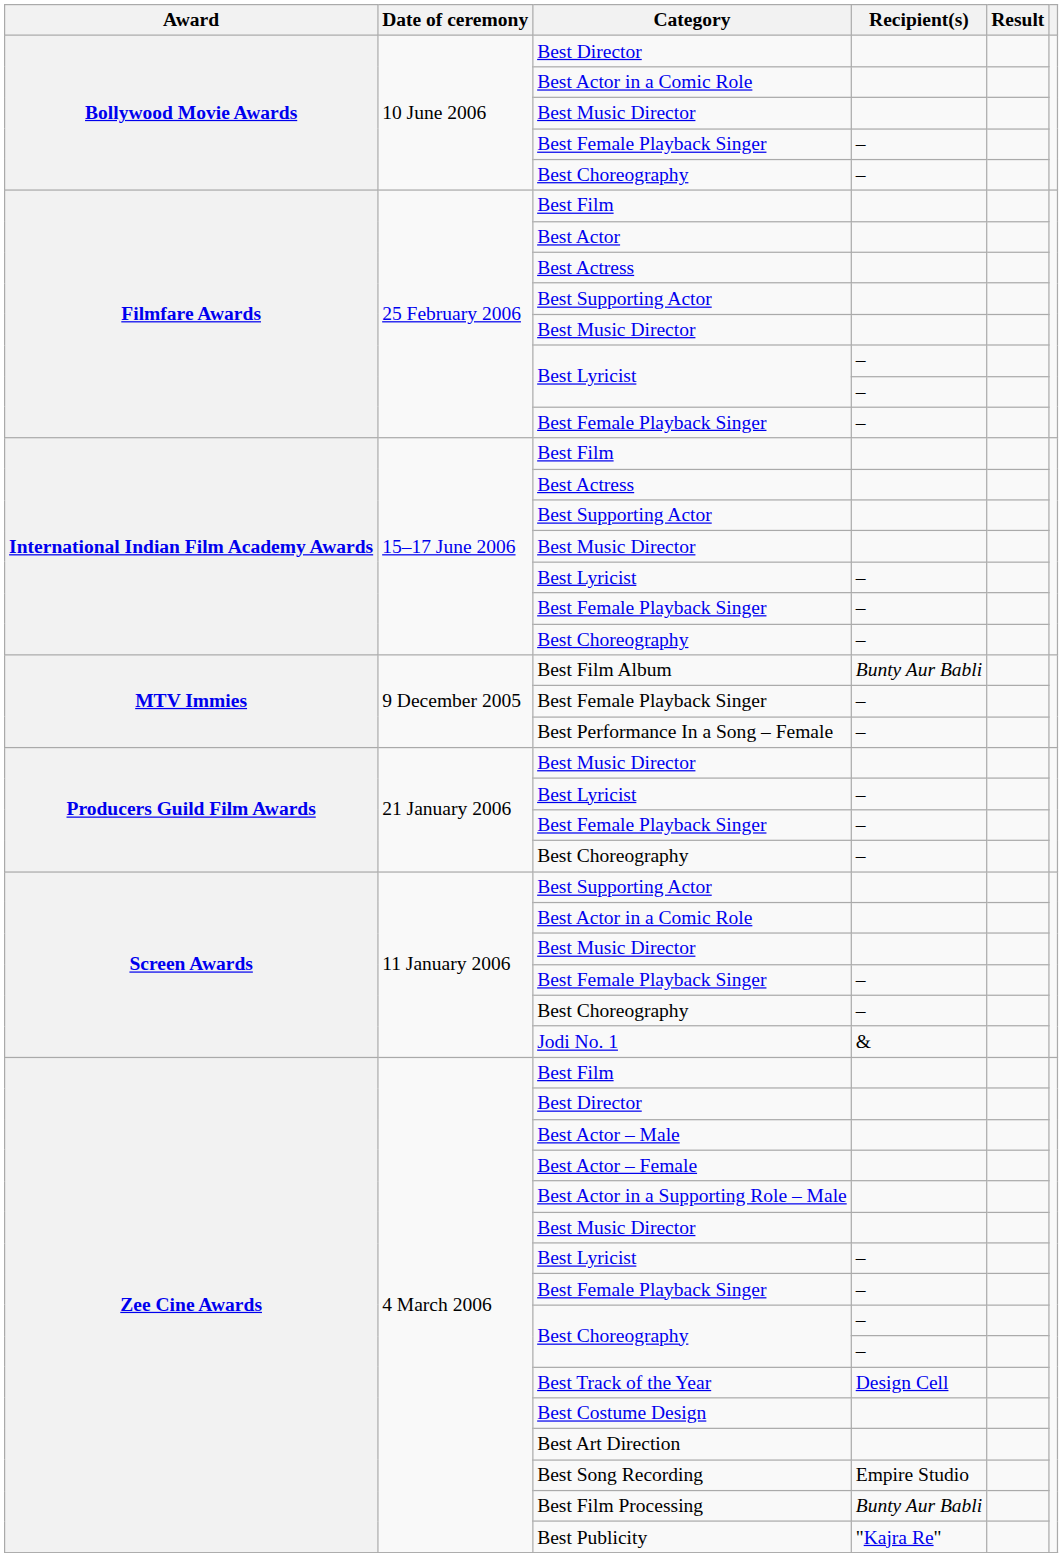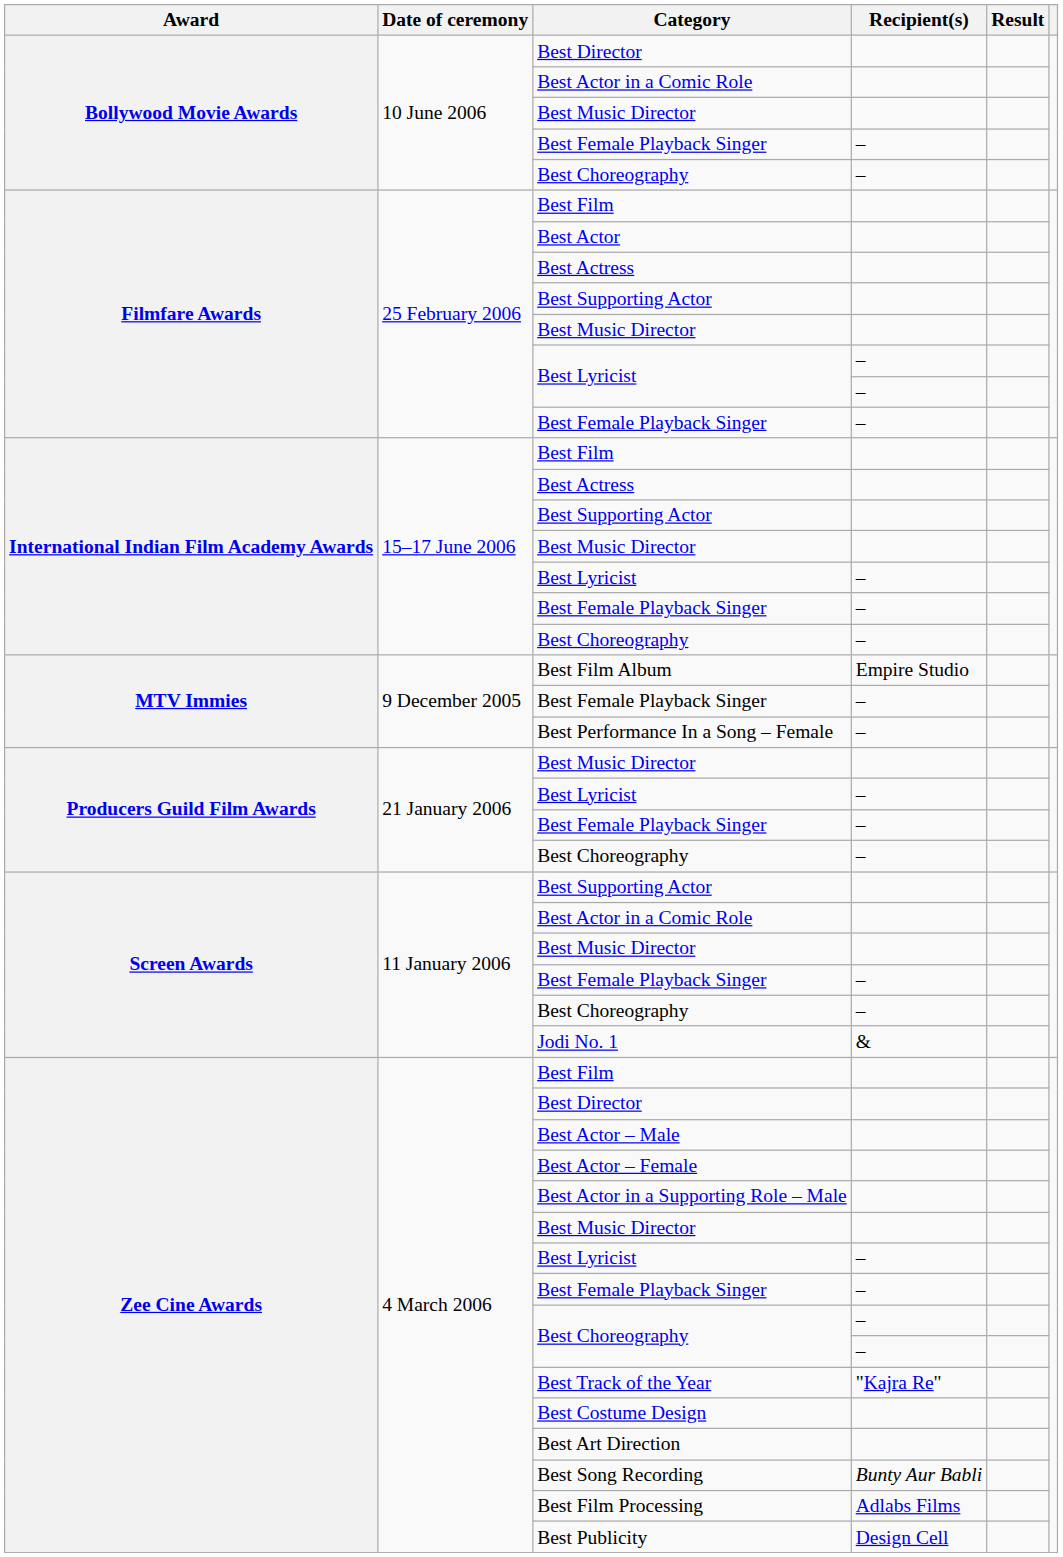(919, 670) Bunty Aur Babli -> (912, 670) Empire Studio
(902, 1382) Design Cell -> (899, 1382) "Kajra Re"
(912, 1474) Empire Studio -> (919, 1474) Bunty Aur Babli
(919, 1505) Bunty Aur Babli -> (908, 1505) Adlabs Films
(899, 1536) "Kajra Re" -> (902, 1536) Design Cell
